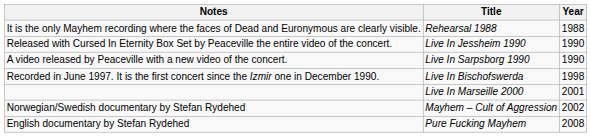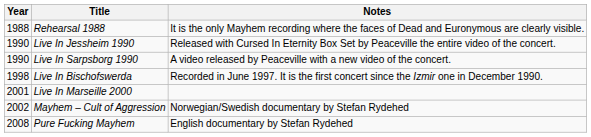columns swapped: (573, 12) <-> (214, 12)
